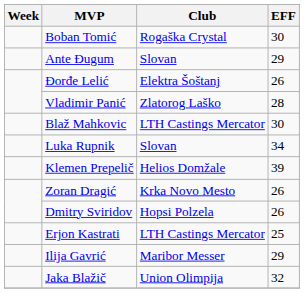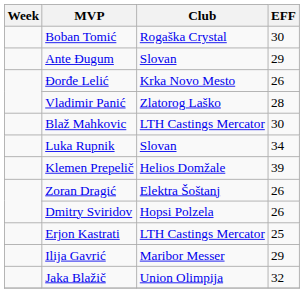(180, 81) Elektra Šoštanj -> (187, 81) Krka Novo Mesto
(187, 190) Krka Novo Mesto -> (180, 190) Elektra Šoštanj
